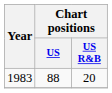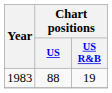(89, 78) 20 -> (89, 78) 19
